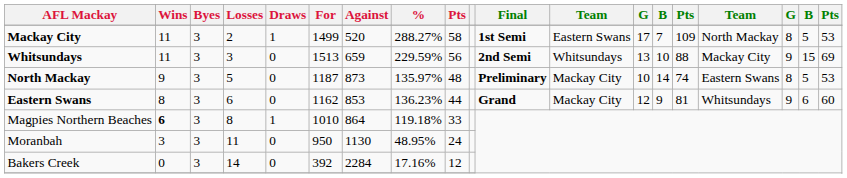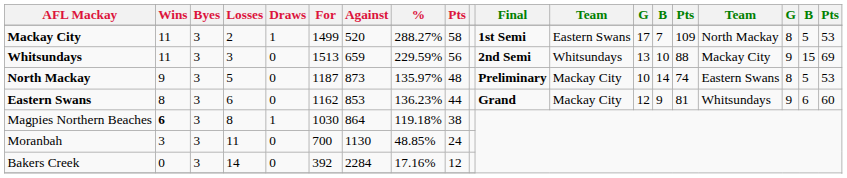(326, 120) 1010 -> (326, 120) 1030
(455, 120) 33 -> (455, 120) 38
(322, 141) 950 -> (322, 141) 700
(415, 141) 48.95% -> (415, 141) 48.85%
